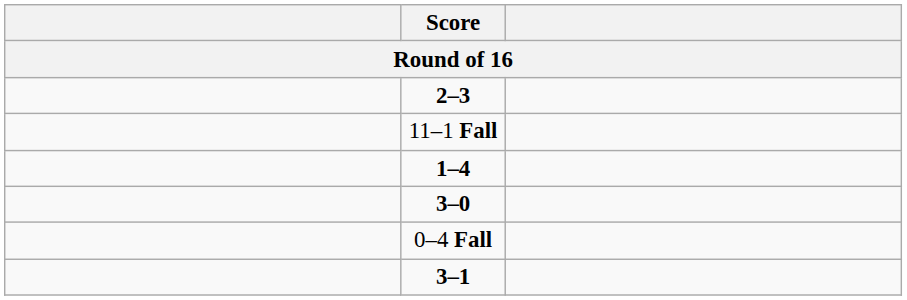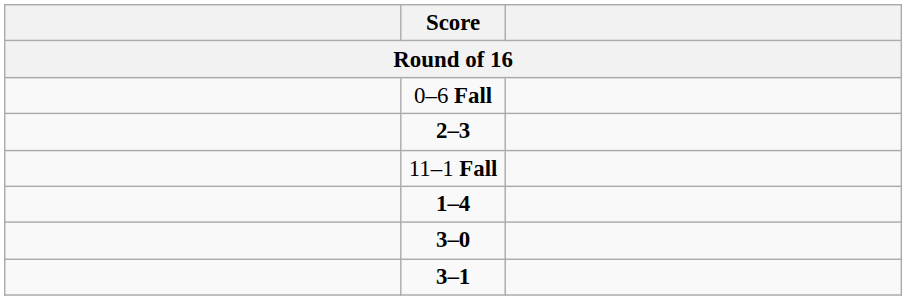+ row: (453, 95)
- row: (453, 240)
